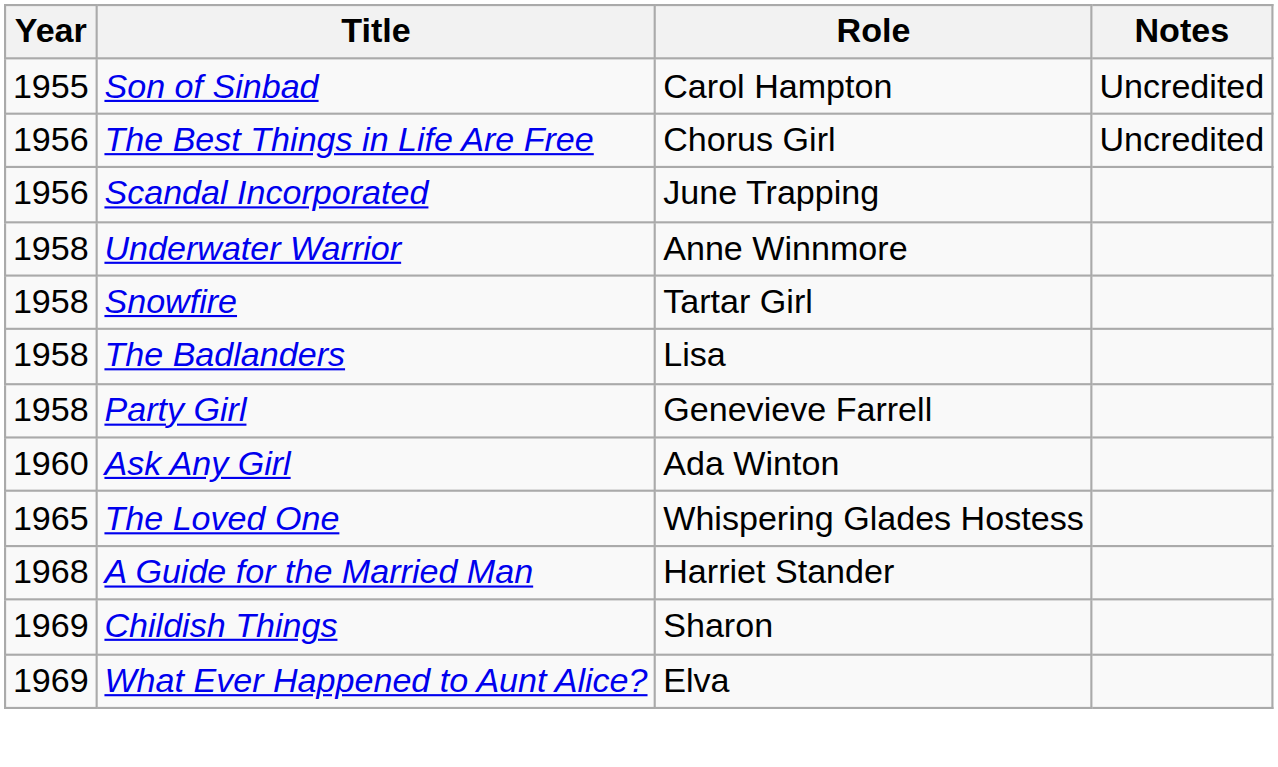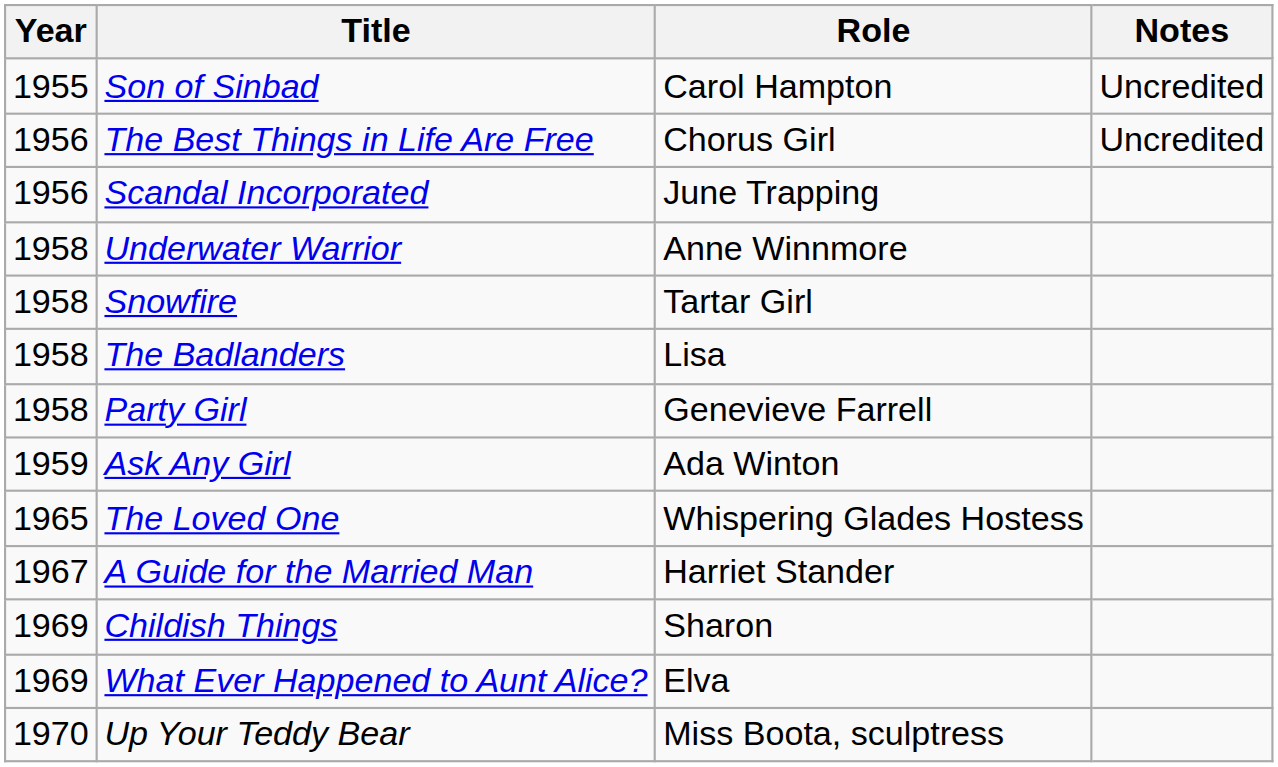(51, 463) 1960 -> (51, 463) 1959
(51, 572) 1968 -> (51, 572) 1967
+ row: (257, 734)
